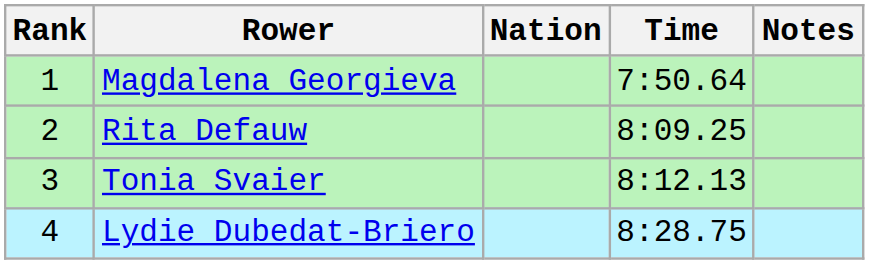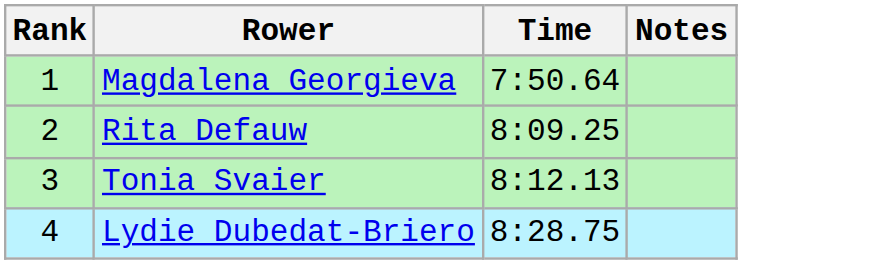- column: (546, 31)
